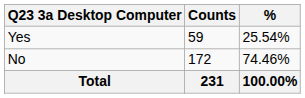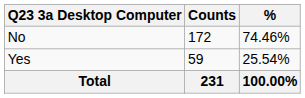rows swapped: (19, 37) <-> (17, 59)
